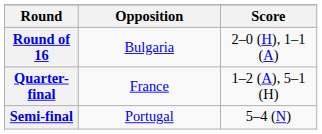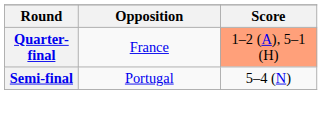- row: (41, 47)
(268, 86) no background -> (268, 47) lightsalmon background
